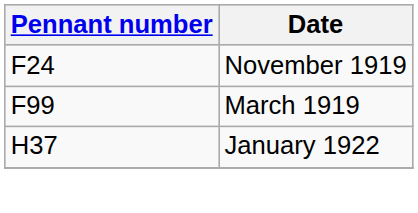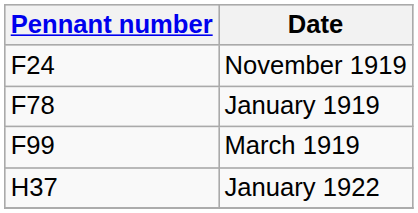+ row: (302, 106)
